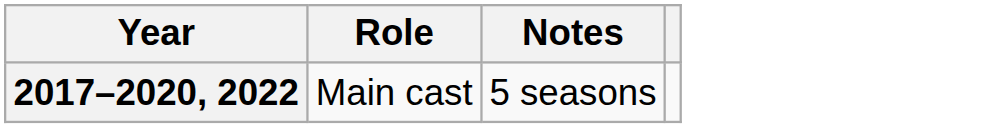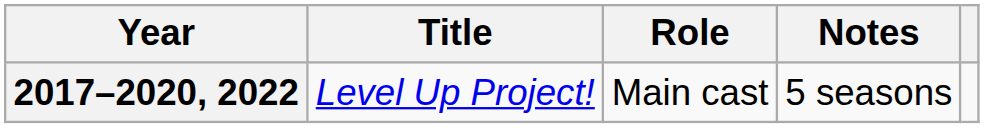+ column: (455, 33)
